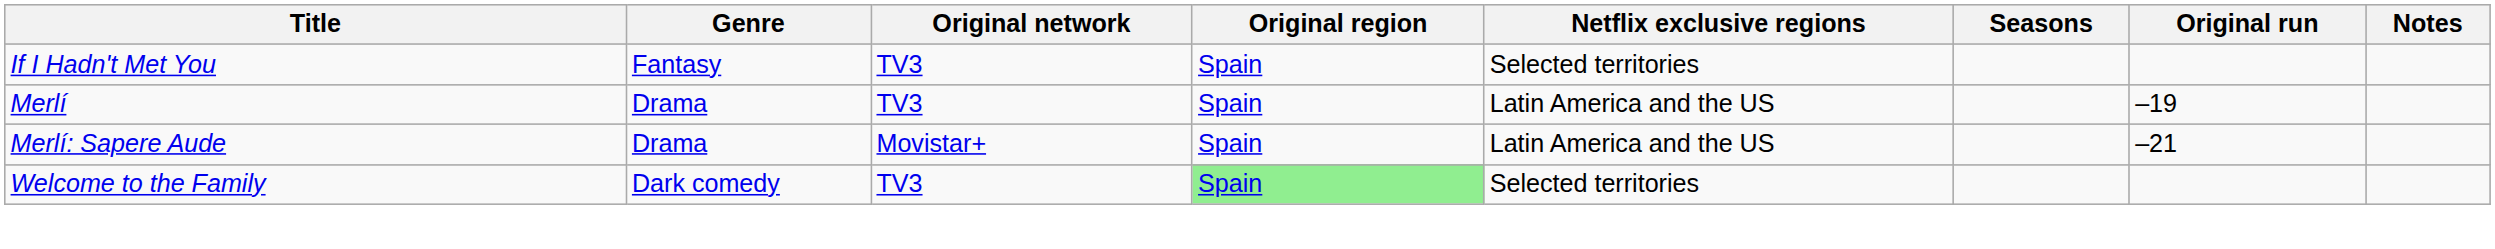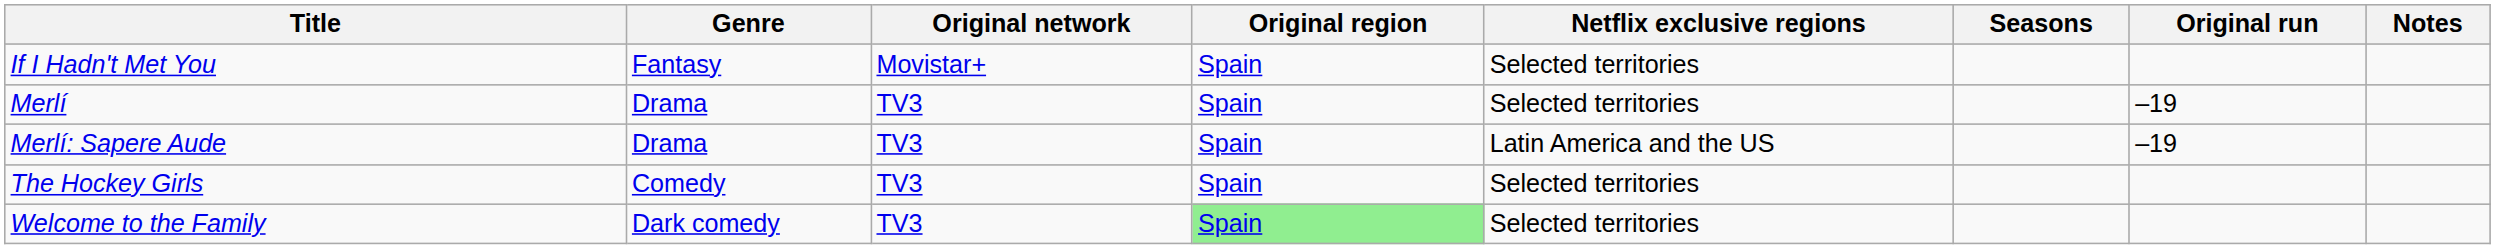(900, 64) TV3 -> (931, 64) Movistar+
(1632, 104) Latin America and the US -> (1594, 104) Selected territories
(931, 143) Movistar+ -> (900, 143) TV3
(2156, 143) –21 -> (2156, 143) –19
+ row: (107, 183)
